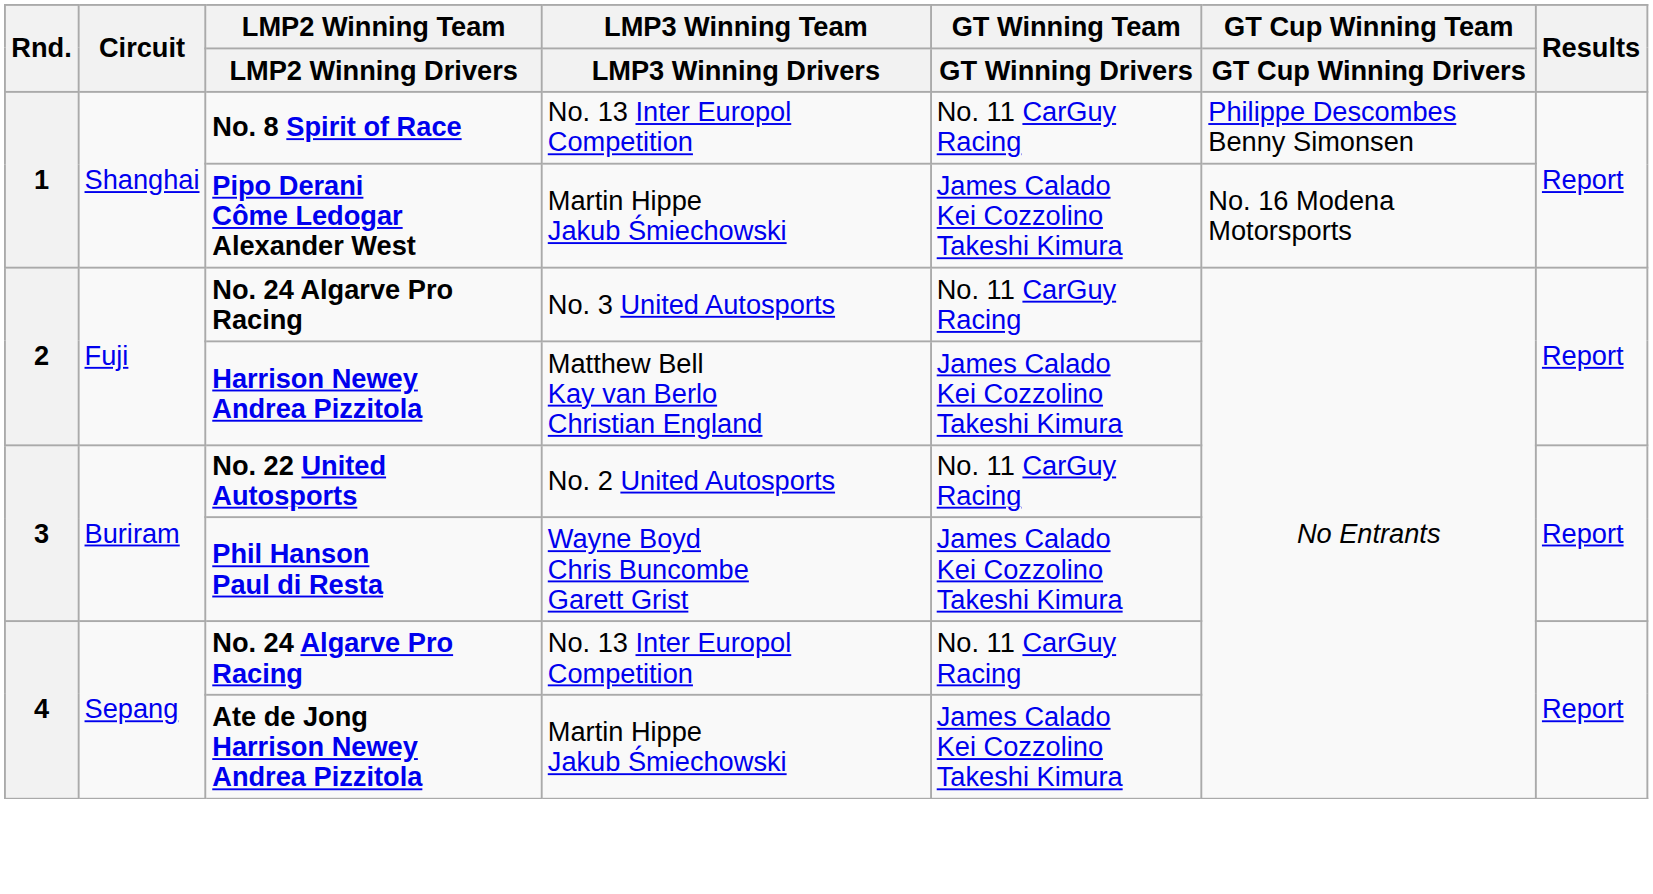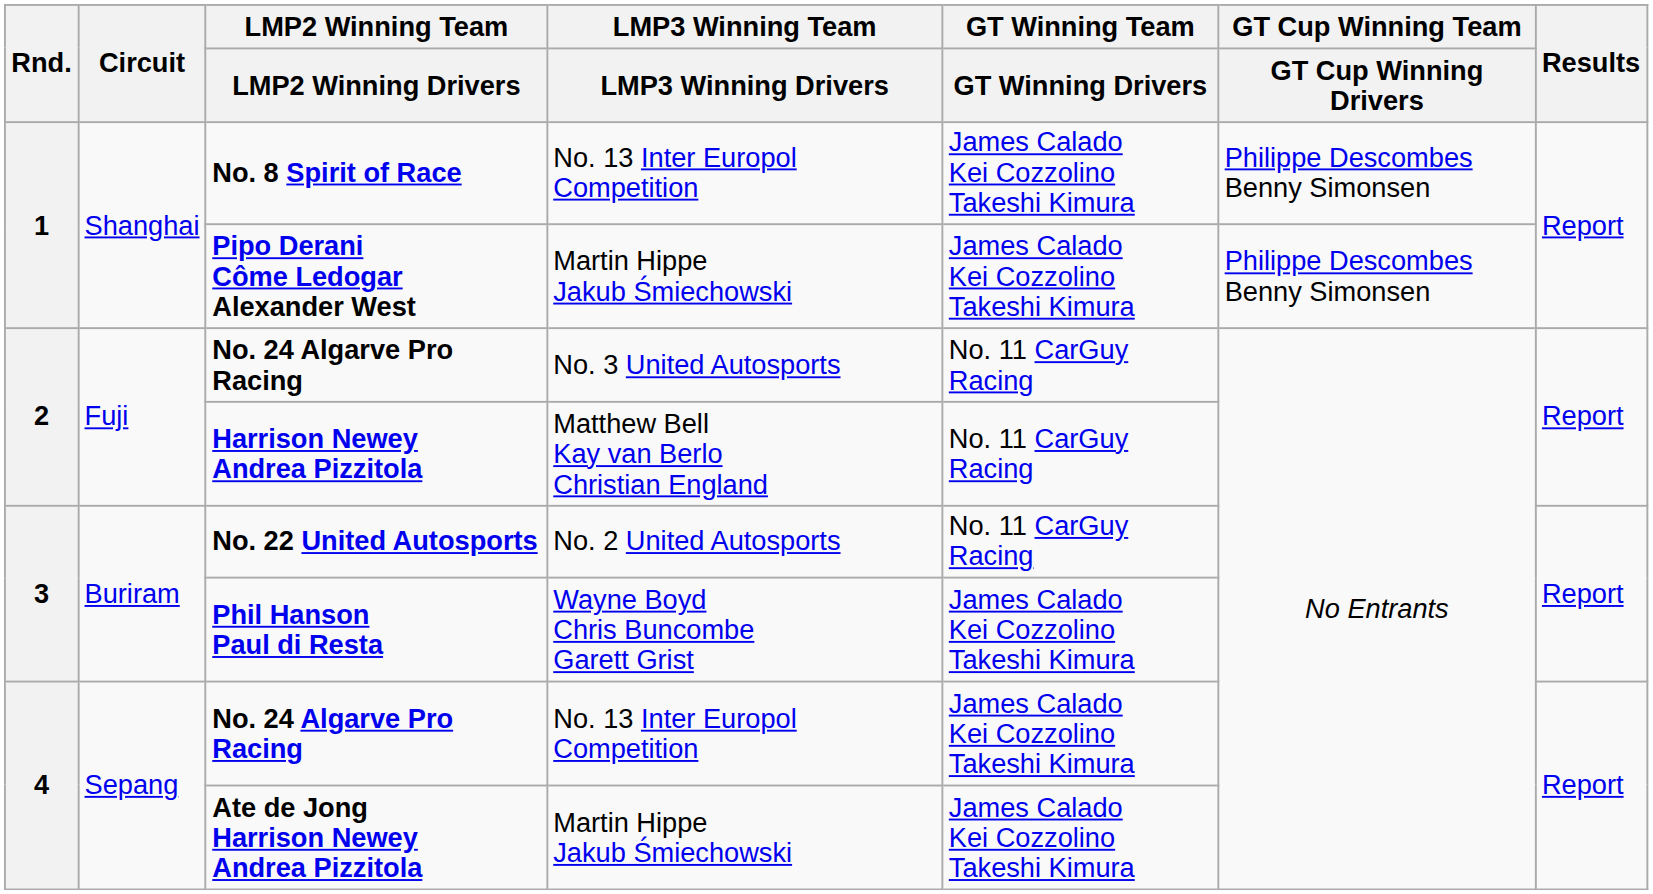(1026, 128) No. 11 CarGuy Racing -> (1042, 173) James Calado Kei Cozzolino Takeshi Kimura
(1301, 216) No. 16 Modena Motorsports -> (1349, 277) Philippe Descombes Benny Simonsen
(1030, 393) James Calado Kei Cozzolino Takeshi Kimura -> (1039, 454) No. 11 CarGuy Racing
(1026, 658) No. 11 CarGuy Racing -> (1042, 734) James Calado Kei Cozzolino Takeshi Kimura
